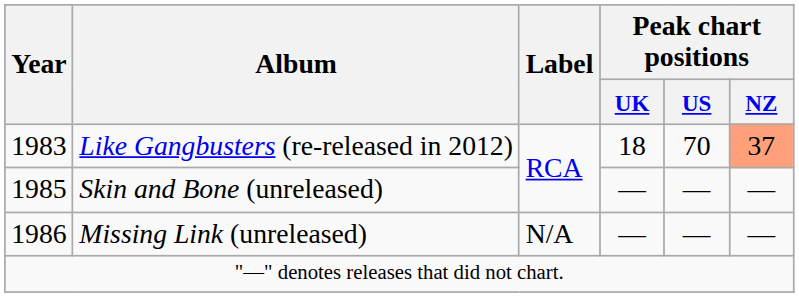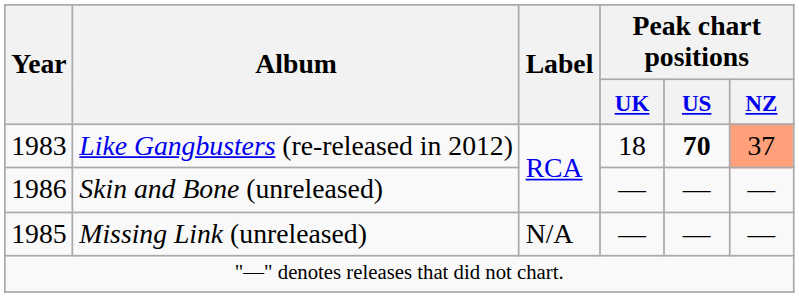(697, 145) normal -> (697, 145) bold
(39, 189) 1985 -> (39, 189) 1986
(39, 233) 1986 -> (39, 233) 1985
